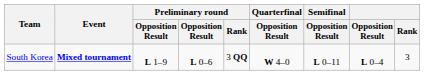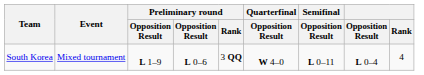(94, 57) bold -> (91, 57) normal
(407, 57) 3 -> (402, 57) 4
